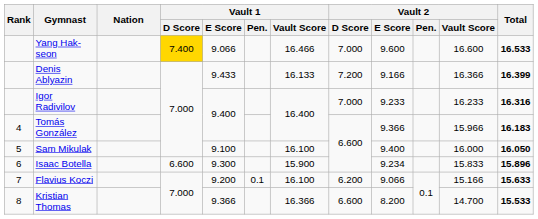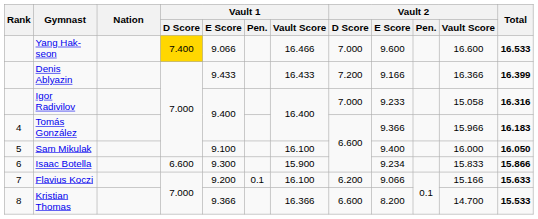(300, 75) 16.133 -> (300, 75) 16.433
(468, 101) 16.233 -> (468, 101) 15.058
(516, 164) 15.896 -> (516, 164) 15.866
